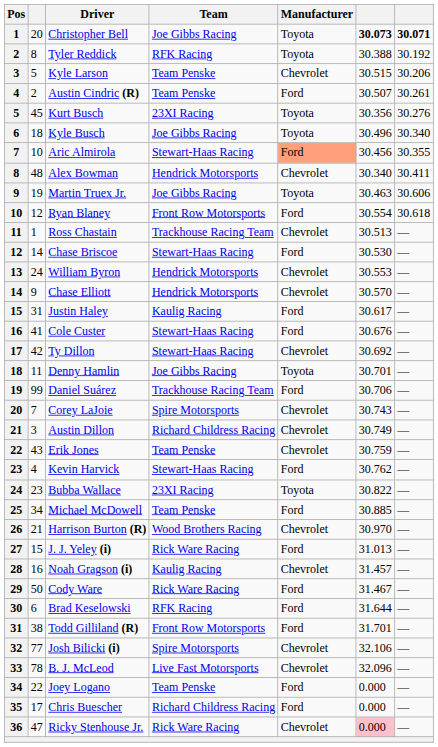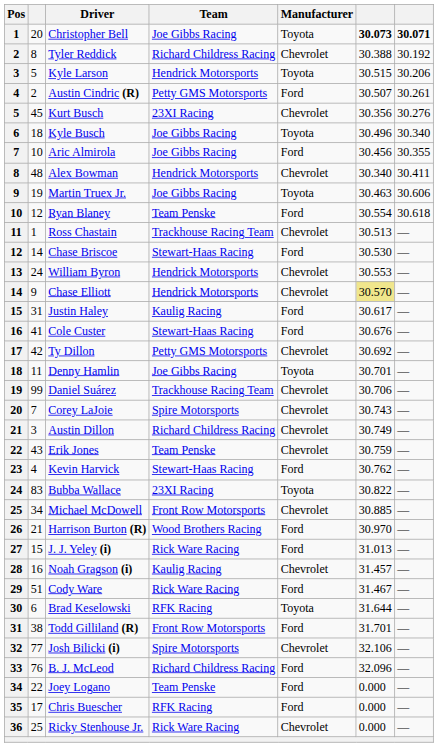(182, 54) RFK Racing -> (214, 54) Richard Childress Racing
(297, 54) Toyota -> (304, 54) Chevrolet
(184, 73) Team Penske -> (205, 73) Hendrick Motorsports
(304, 73) Chevrolet -> (297, 73) Toyota
(184, 93) Team Penske -> (210, 93) Petty GMS Motorsports
(297, 113) Toyota -> (304, 113) Chevrolet
(203, 153) Stewart-Haas Racing -> (194, 153) Joe Gibbs Racing
(292, 153) lightsalmon background -> (292, 153) no background
(209, 212) Front Row Motorsports -> (184, 212) Team Penske
(375, 291) no background -> (375, 291) khaki background
(203, 351) Stewart-Haas Racing -> (210, 351) Petty GMS Motorsports
(292, 390) Ford -> (304, 390) Chevrolet
(37, 489) 23 -> (37, 489) 83
(184, 509) Team Penske -> (209, 509) Front Row Motorsports
(292, 509) Ford -> (304, 509) Chevrolet
(304, 529) Chevrolet -> (292, 529) Ford
(37, 588) 50 -> (37, 588) 51
(292, 608) Ford -> (297, 608) Toyota
(37, 667) 78 -> (37, 667) 76
(205, 667) Live Fast Motorsports -> (214, 667) Richard Childress Racing
(304, 667) Chevrolet -> (292, 667) Ford
(214, 707) Richard Childress Racing -> (182, 707) RFK Racing
(37, 727) 47 -> (37, 727) 25
(372, 727) pink background -> (372, 727) no background
